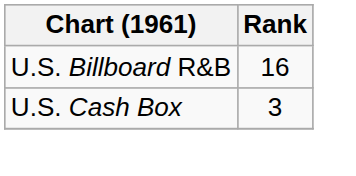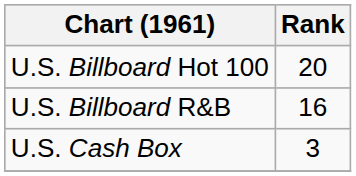+ row: (140, 66)
